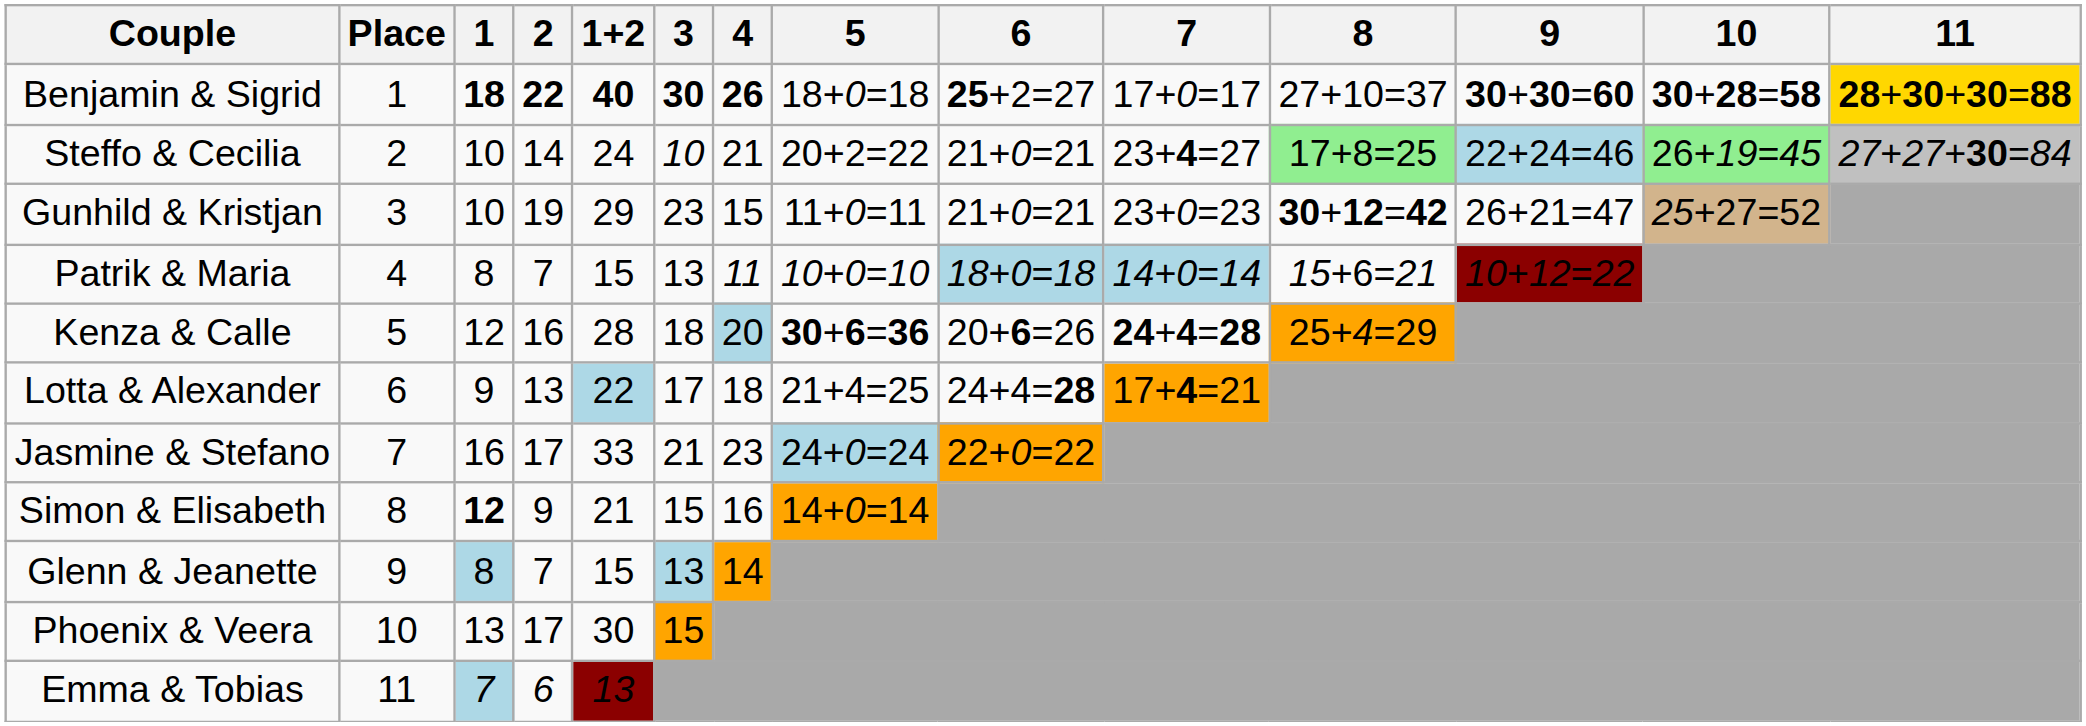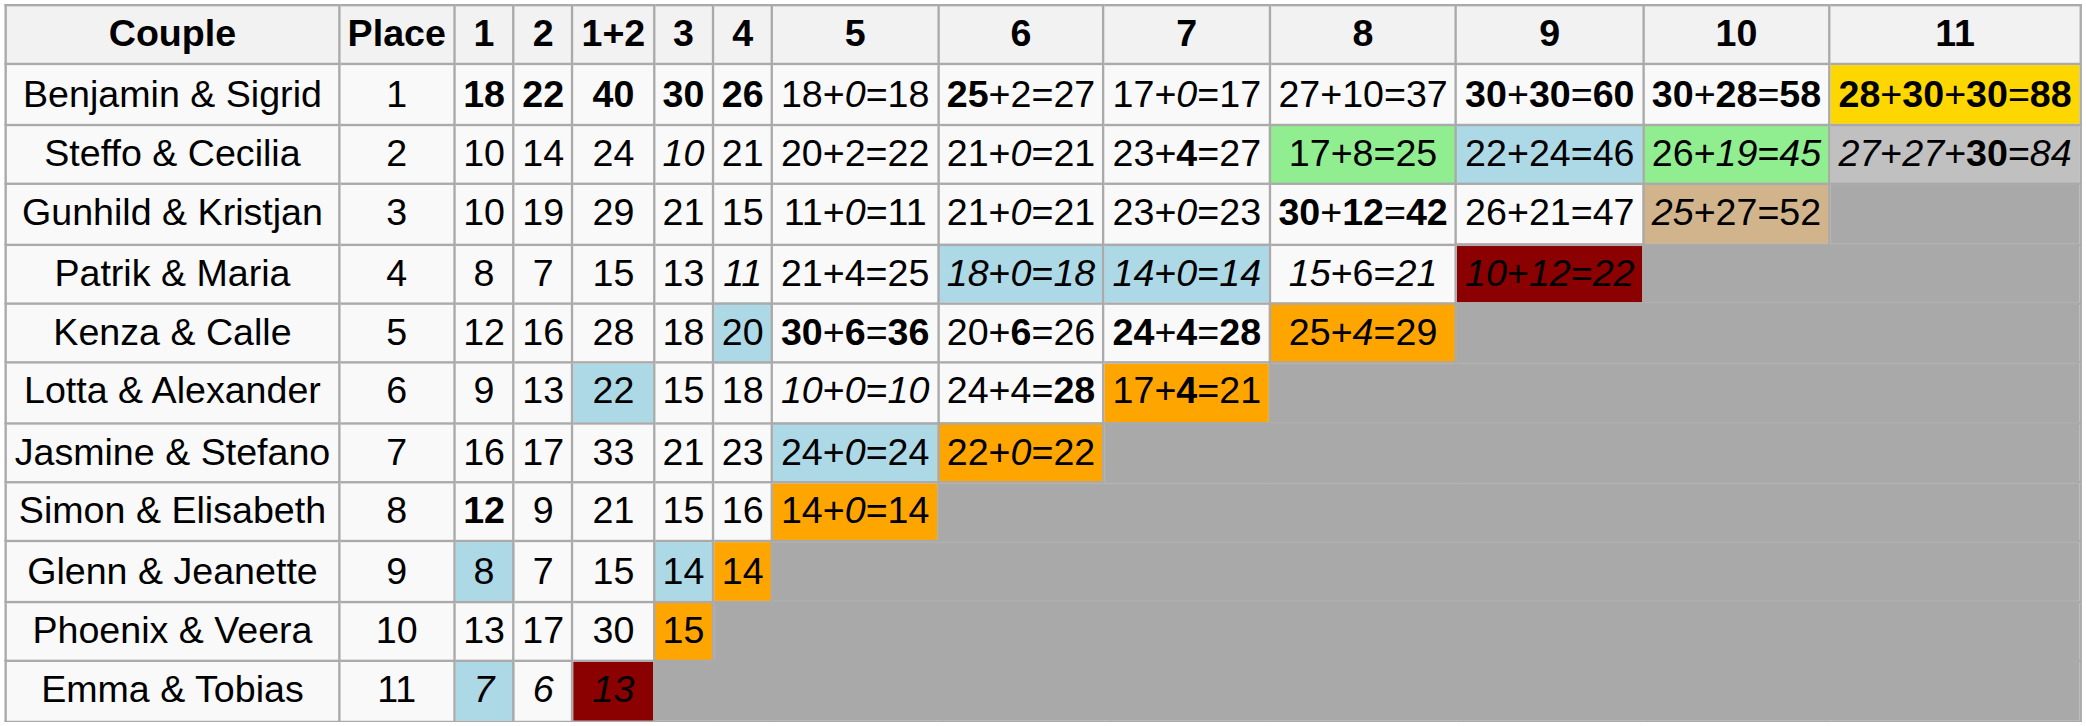(684, 213) 23 -> (684, 213) 21
(855, 272) 10+0=10 -> (855, 272) 21+4=25
(684, 392) 17 -> (684, 392) 15
(855, 392) 21+4=25 -> (855, 392) 10+0=10
(684, 570) 13 -> (684, 570) 14
